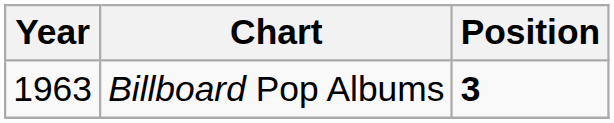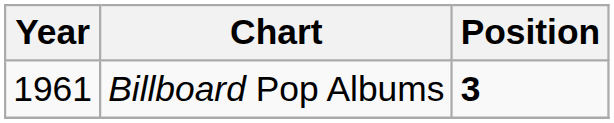(53, 88) 1963 -> (53, 88) 1961
